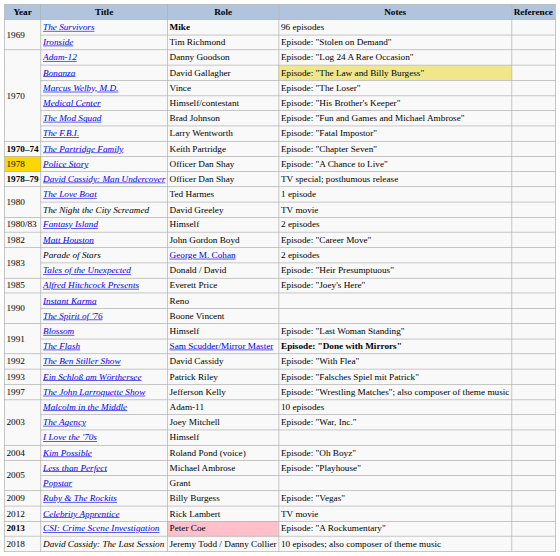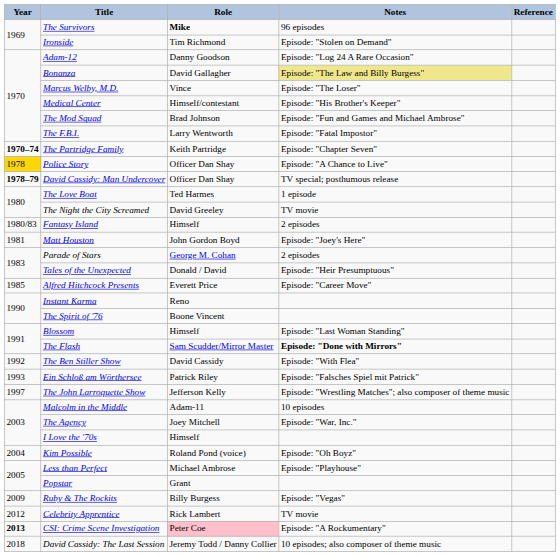(16, 240) 1982 -> (16, 240) 1981
(326, 240) Episode: "Career Move" -> (323, 240) Episode: "Joey's Here"
(323, 286) Episode: "Joey's Here" -> (326, 286) Episode: "Career Move"
